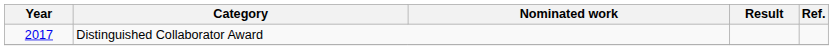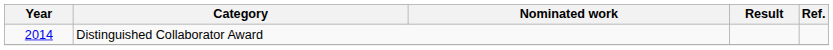(39, 34) 2017 -> (39, 34) 2014
